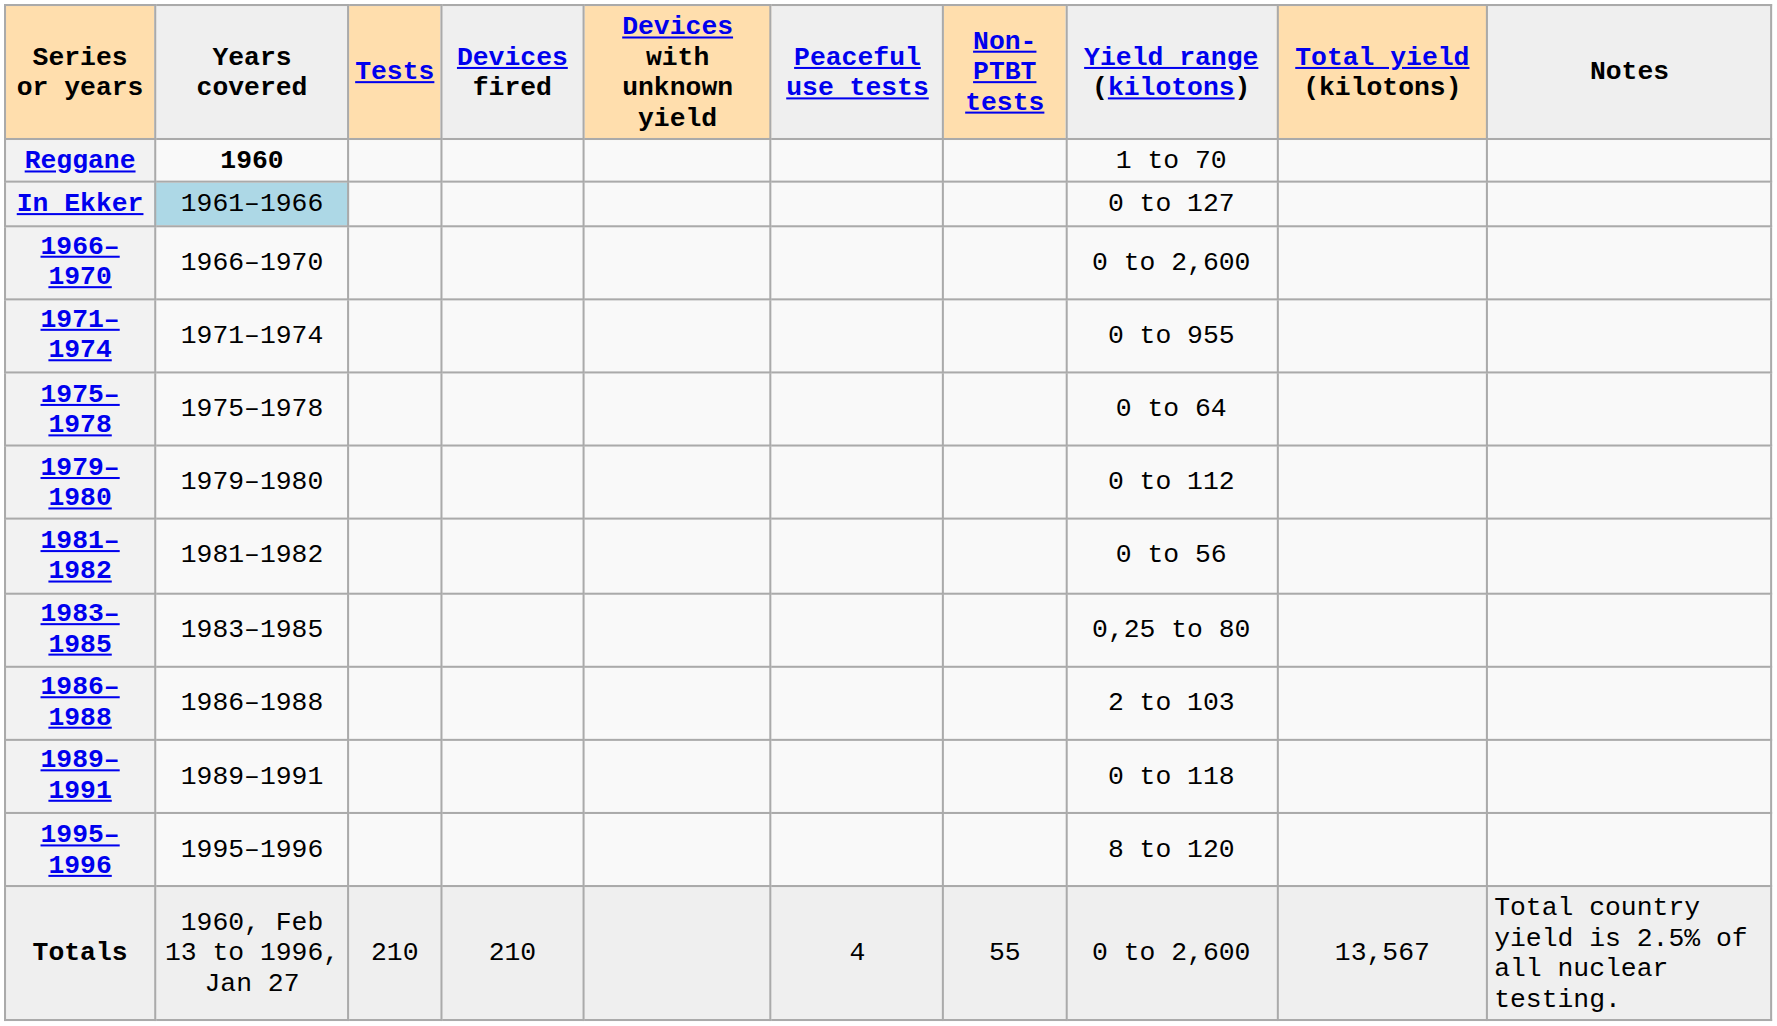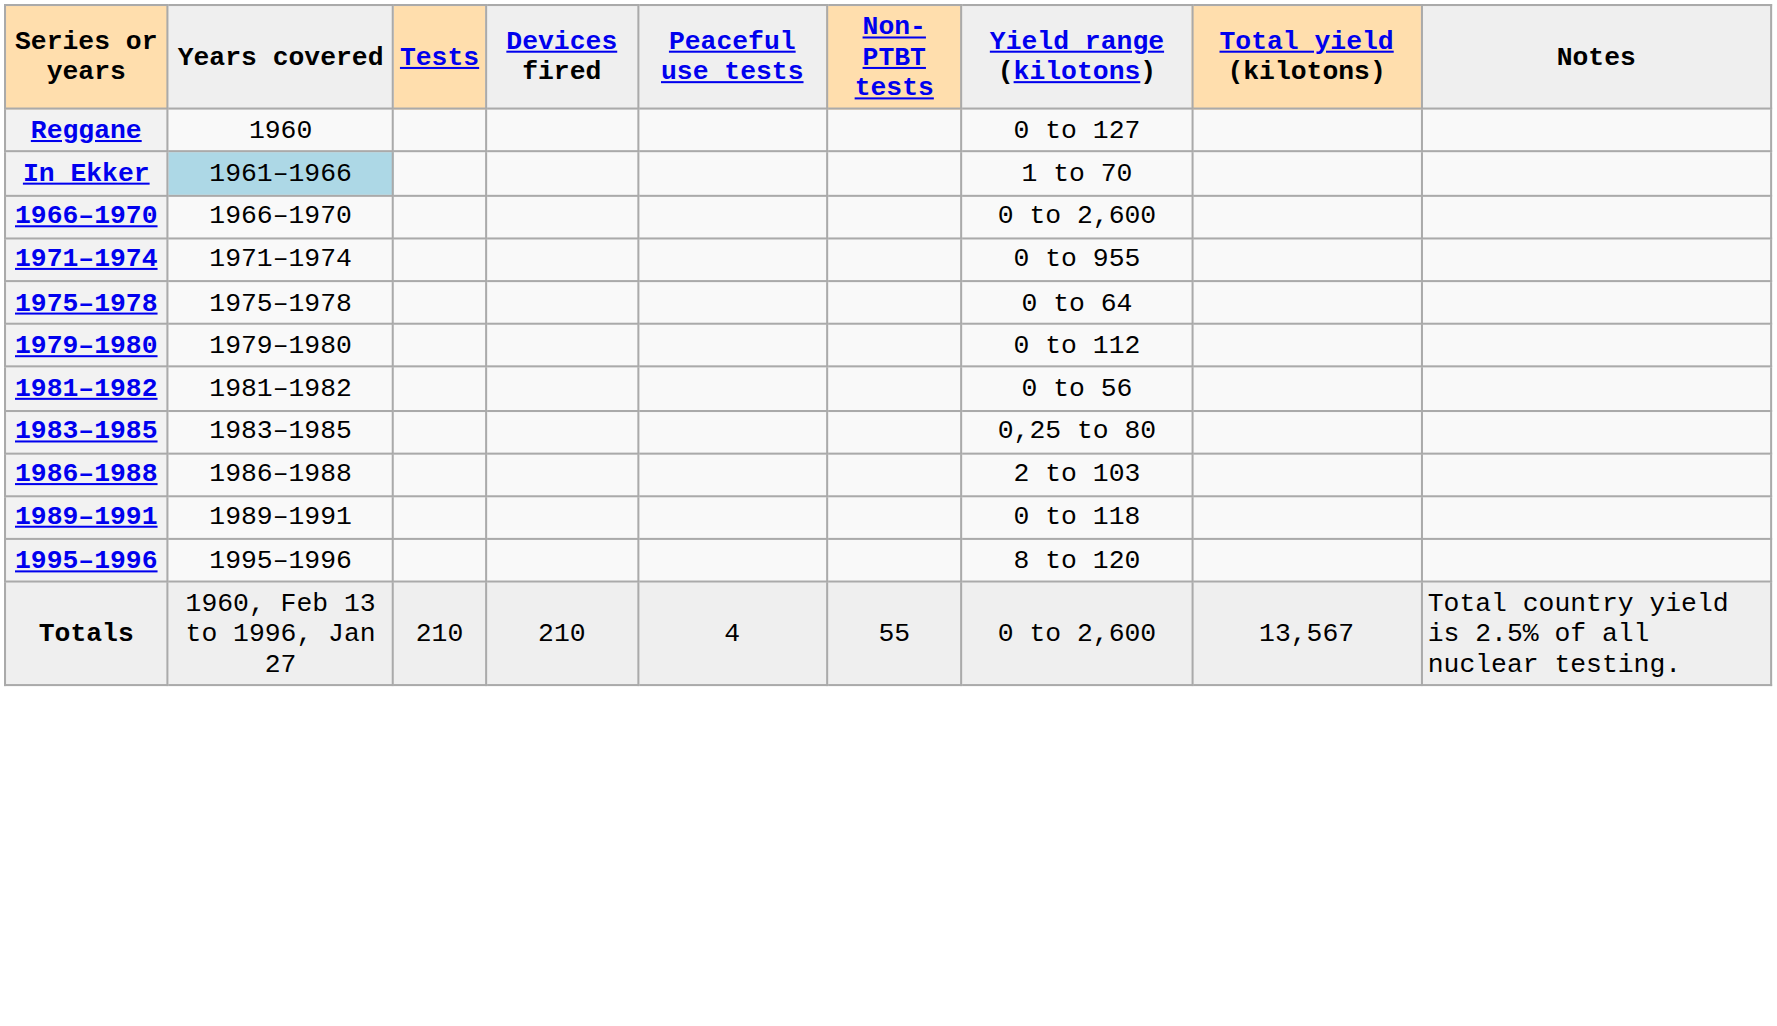- column: (678, 72)
(252, 161) bold -> (281, 130) normal
(1171, 161) 1 to 70 -> (1077, 130) 0 to 127
(1171, 204) 0 to 127 -> (1077, 173) 1 to 70
